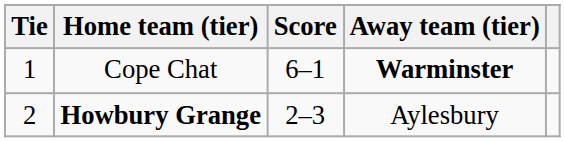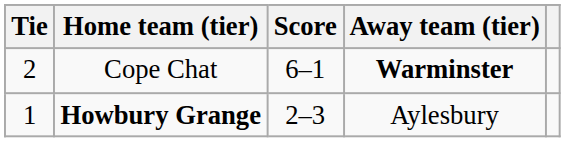(30, 70) 1 -> (30, 70) 2
(30, 114) 2 -> (30, 114) 1
